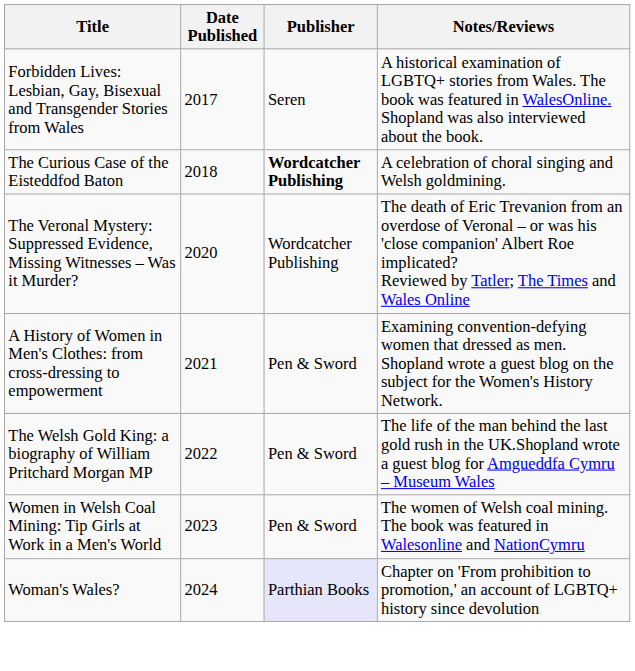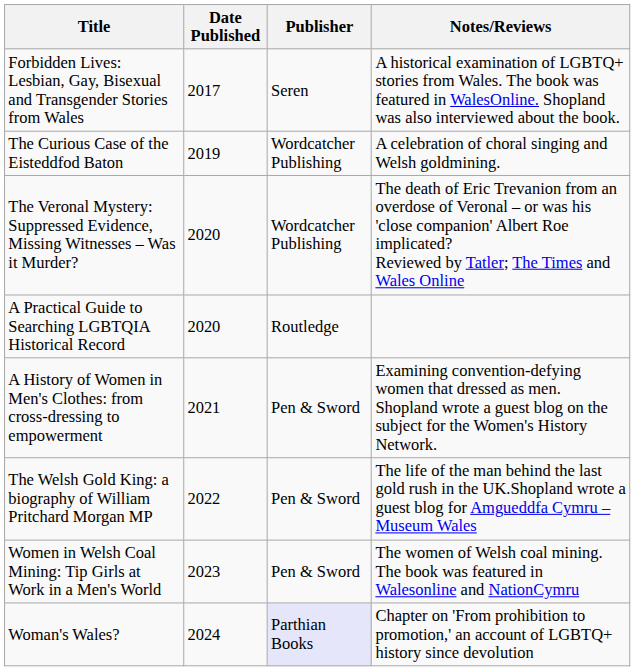(201, 171) 2018 -> (204, 153) 2019
(314, 171) bold -> (313, 153) normal
+ row: (79, 326)
